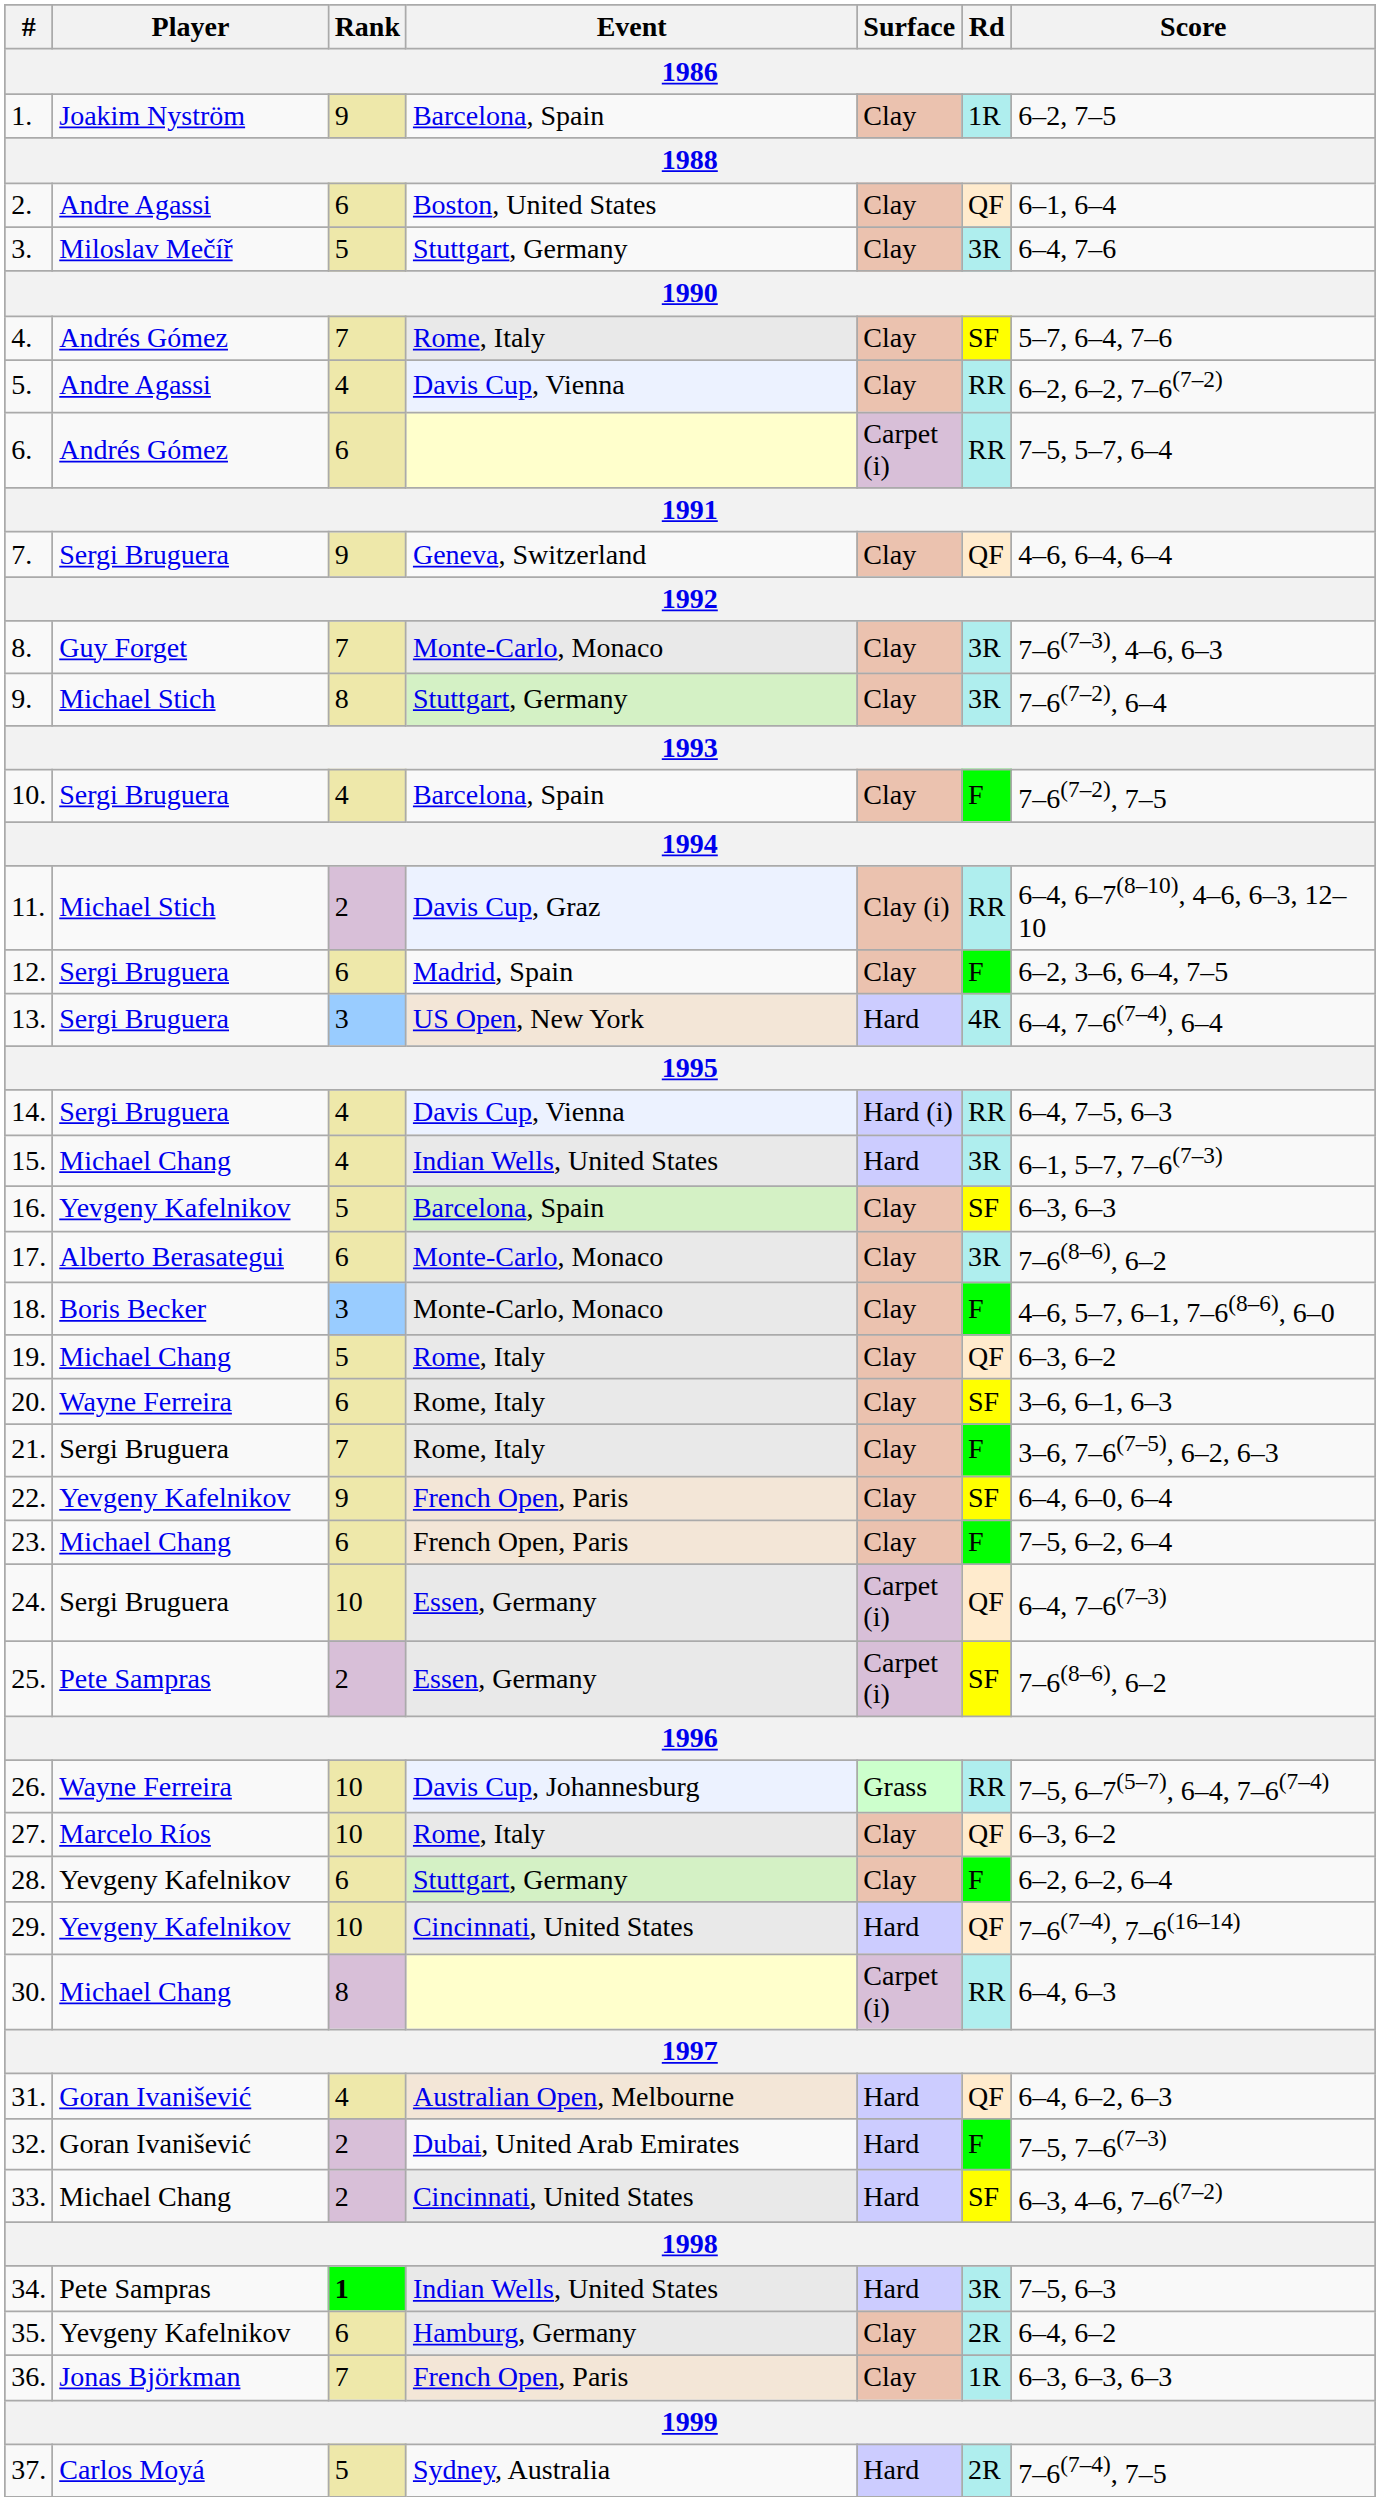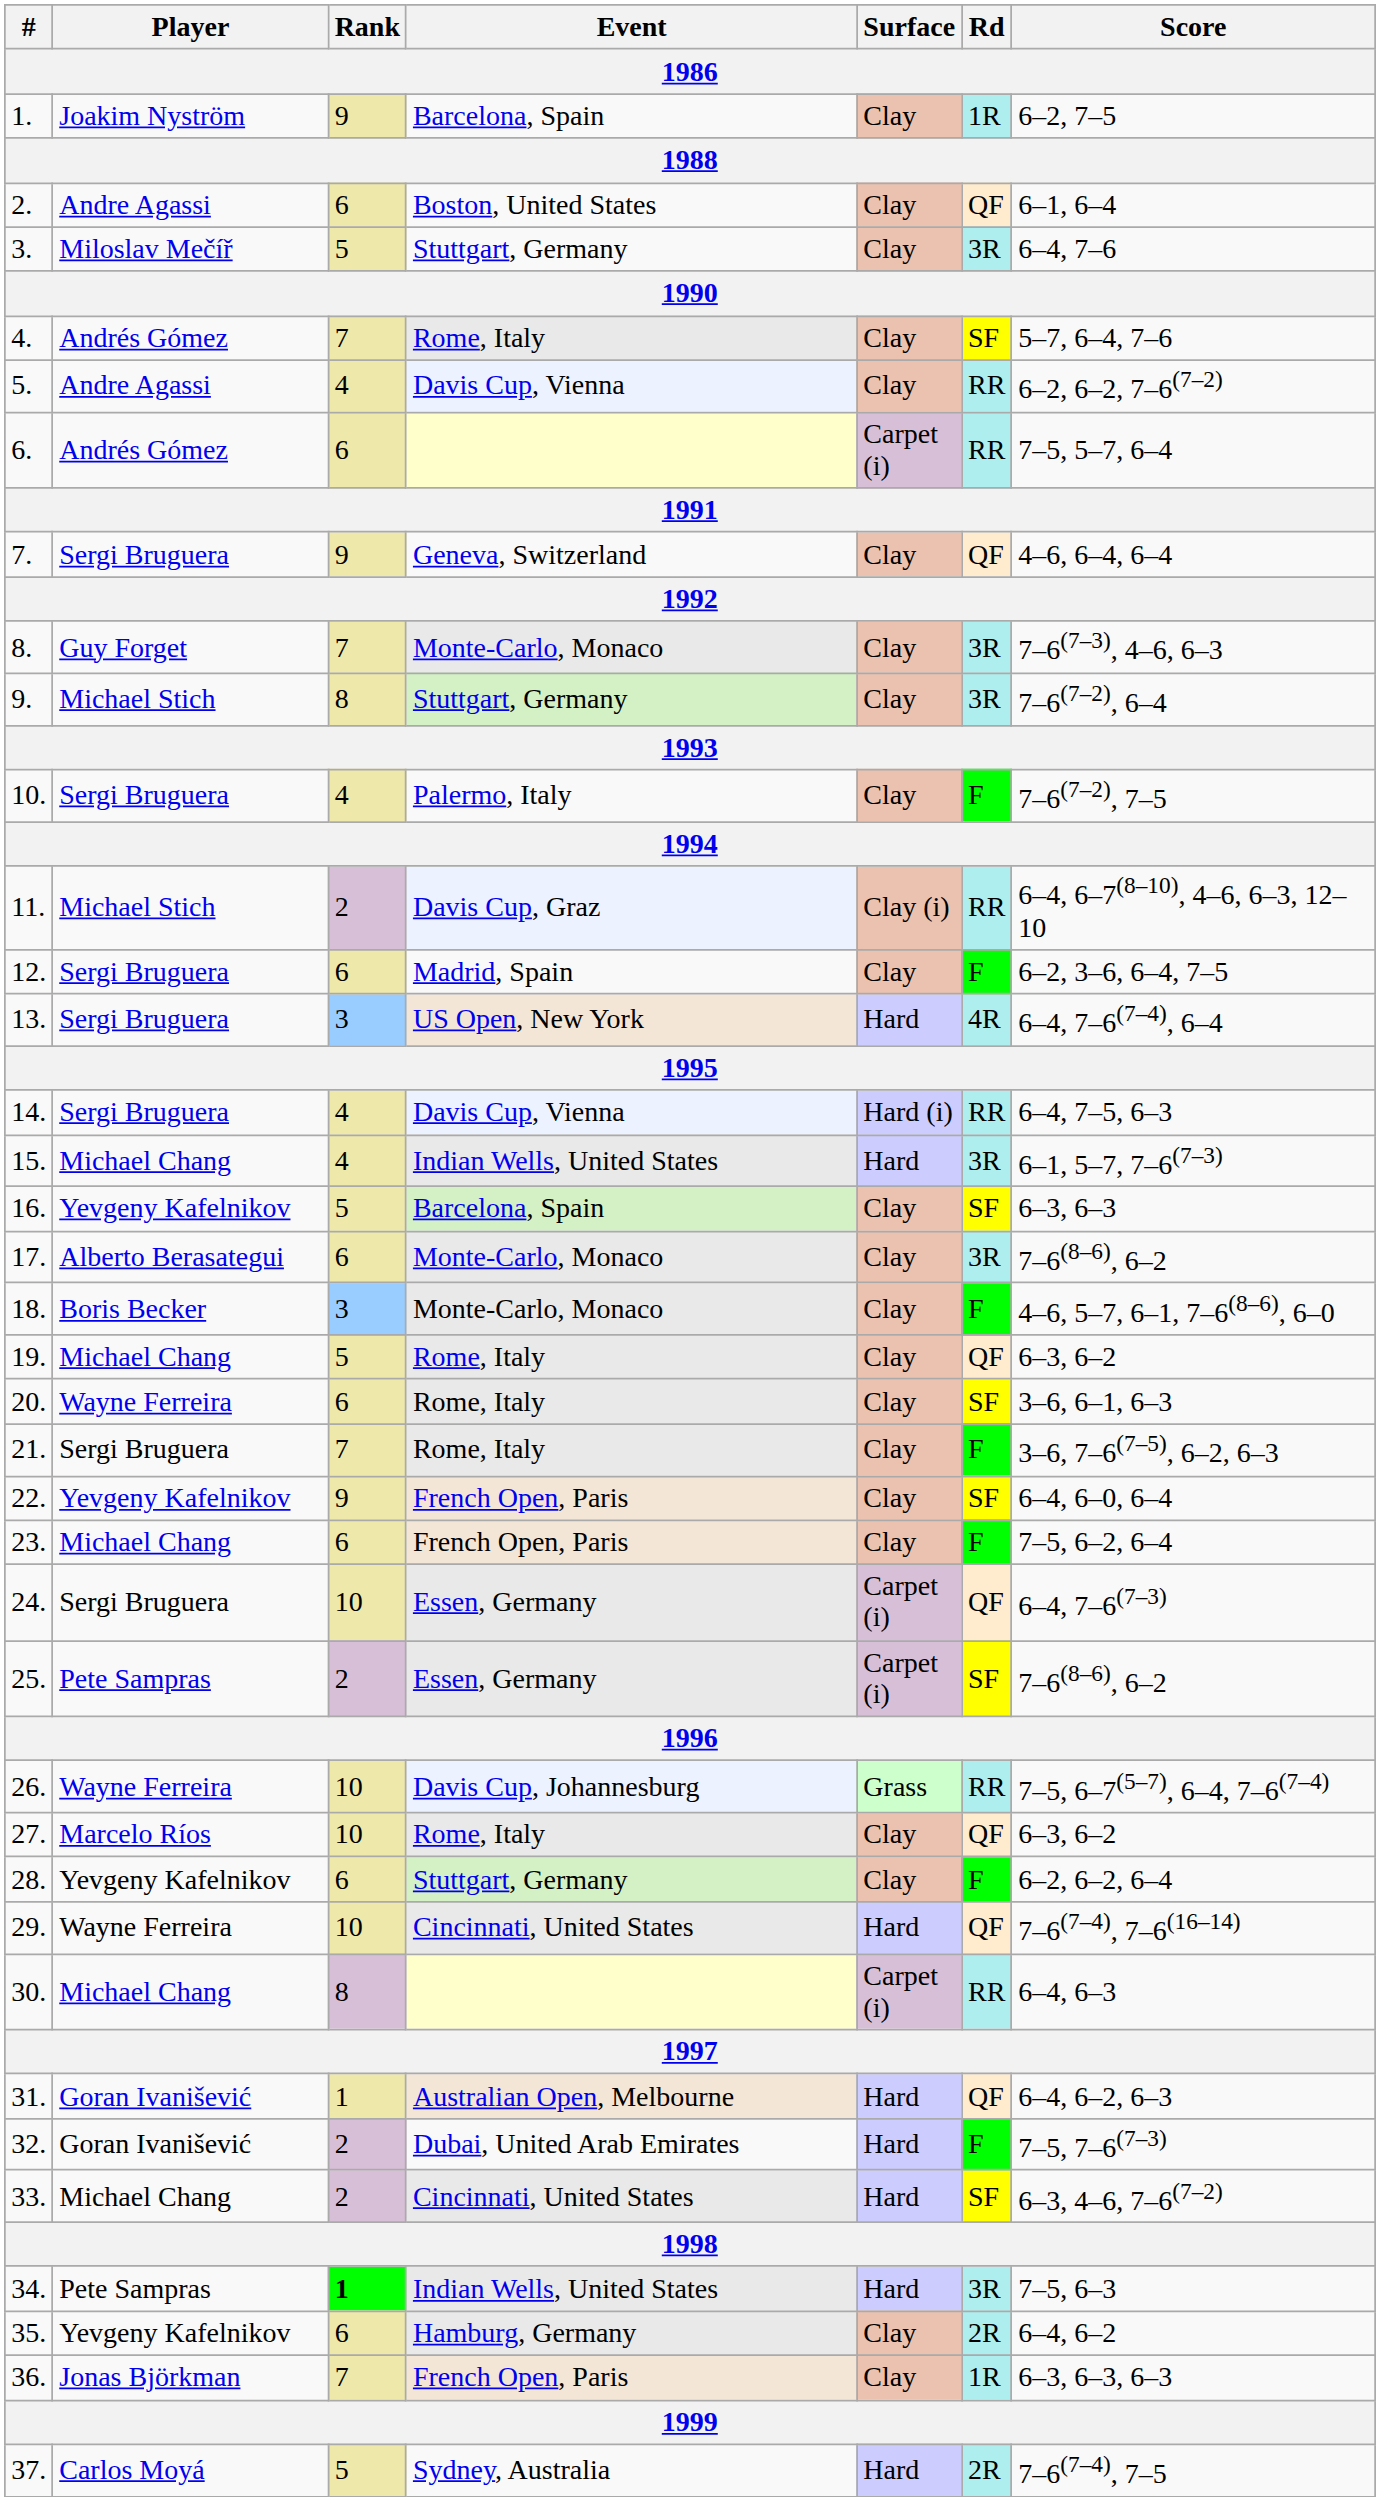(509, 795) Barcelona, Spain -> (492, 795) Palermo, Italy
(175, 1927) Yevgeny Kafelnikov -> (146, 1927) Wayne Ferreira
(342, 2095) 4 -> (342, 2095) 1
